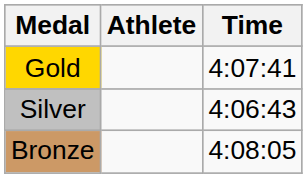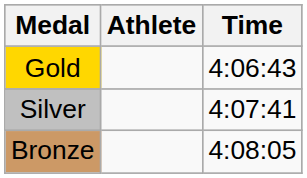(252, 67) 4:07:41 -> (252, 67) 4:06:43
(252, 109) 4:06:43 -> (252, 109) 4:07:41
